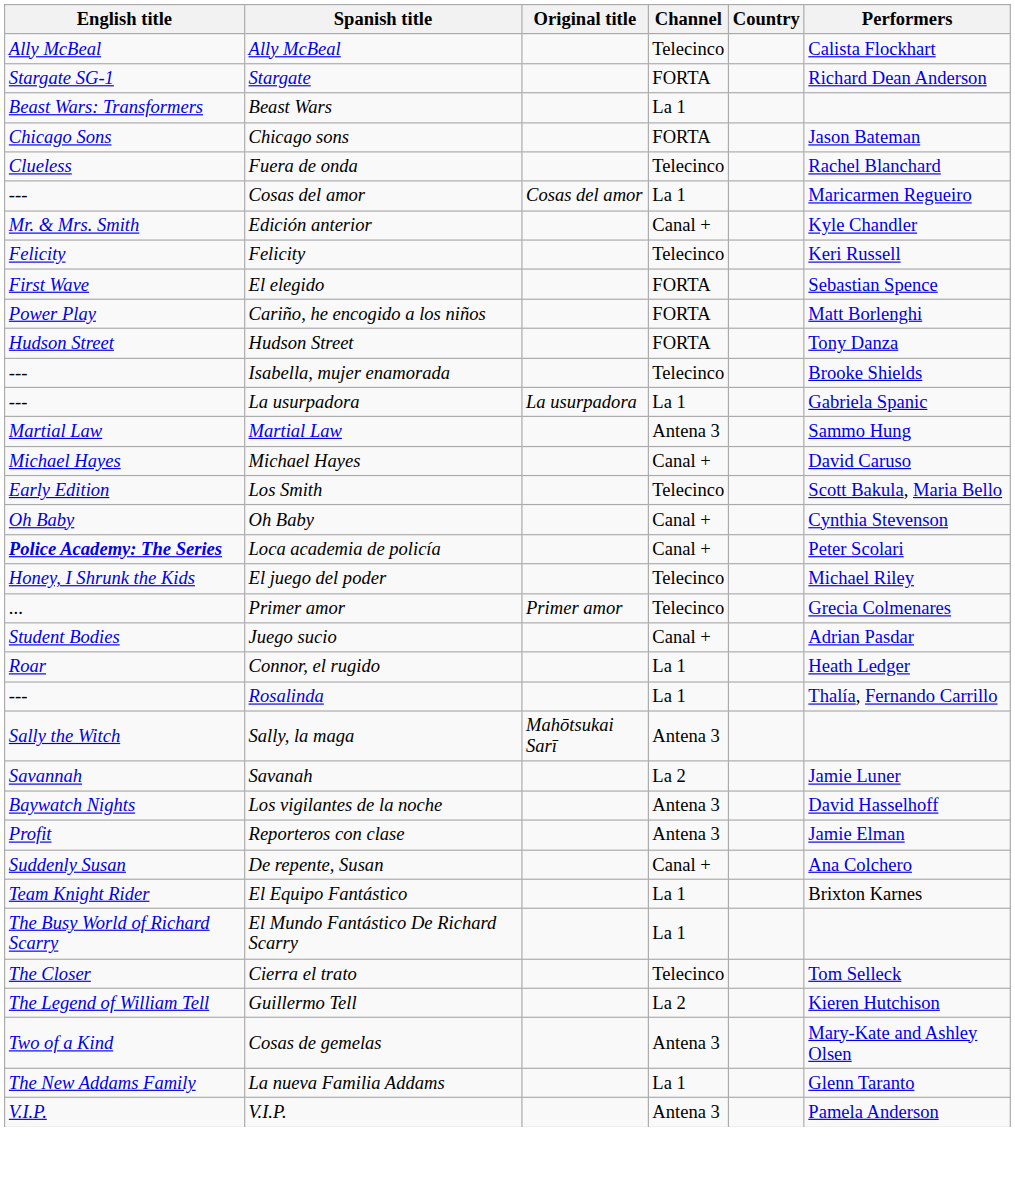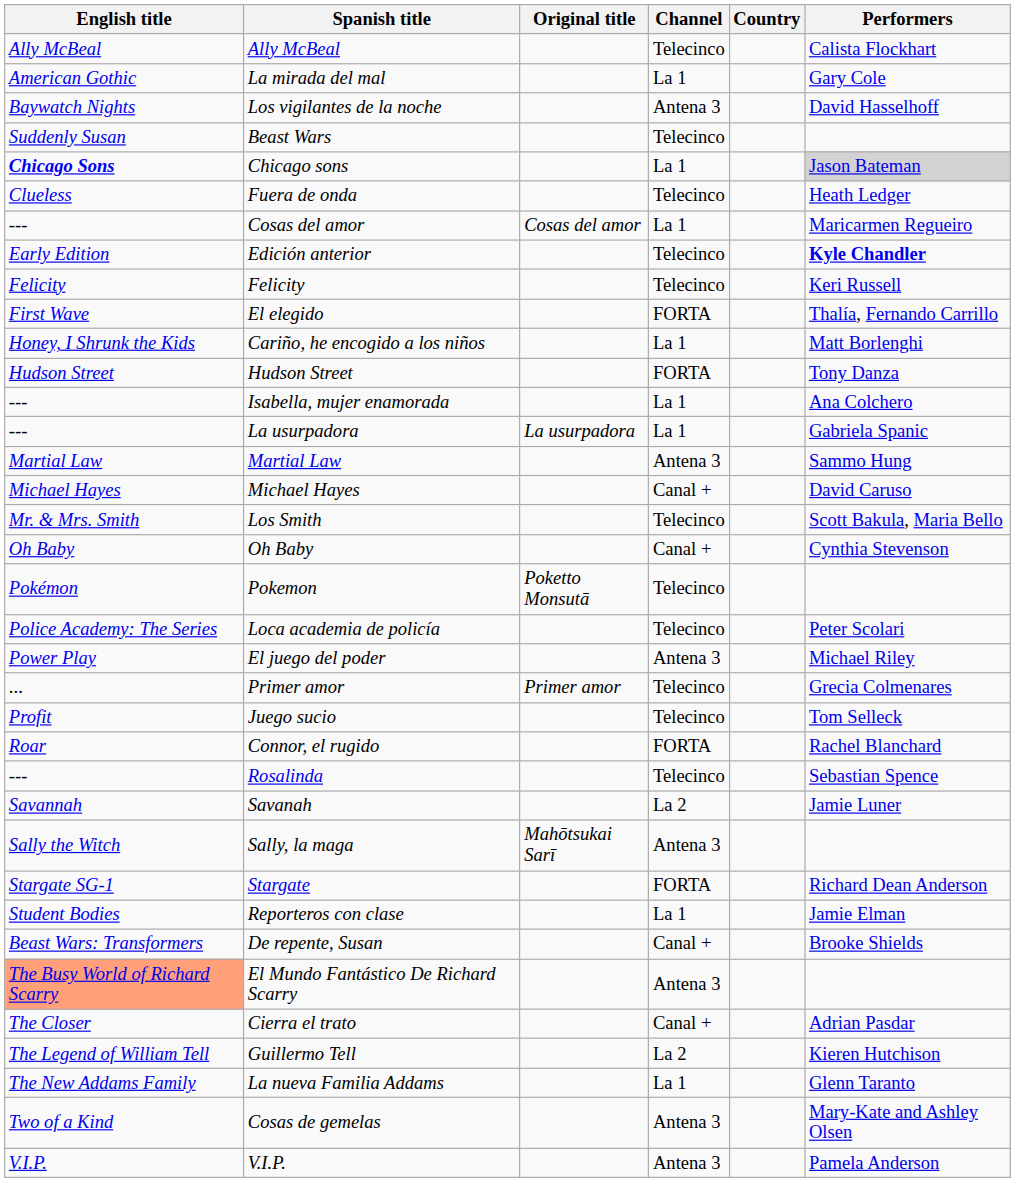+ row: (317, 78)
rows swapped: (345, 805) <-> (280, 78)
(106, 107) Beast Wars: Transformers -> (67, 136) Suddenly Susan
(669, 107) La 1 -> (689, 136) Telecinco
(60, 136) normal -> (62, 166) bold
(681, 136) FORTA -> (670, 166) La 1
(864, 136) no background -> (865, 166) lightgrey background
(875, 166) Rachel Blanchard -> (860, 195) Heath Ledger
(74, 225) Mr. & Mrs. Smith -> (59, 254) Early Edition
(682, 225) Canal + -> (689, 254) Telecinco
(863, 225) normal -> (867, 254) bold
(873, 284) Sebastian Spence -> (904, 313) Thalía, Fernando Carrillo
(52, 313) Power Play -> (102, 343) Honey, I Shrunk the Kids
(681, 313) FORTA -> (670, 343) La 1
(688, 372) Telecinco -> (670, 401) La 1
(865, 372) Brooke Shields -> (861, 401) Ana Colchero
(59, 490) Early Edition -> (74, 519) Mr. & Mrs. Smith
+ row: (282, 588)
(115, 549) bold -> (113, 628) normal
(682, 549) Canal + -> (689, 628) Telecinco
(102, 578) Honey, I Shrunk the Kids -> (52, 658) Power Play
(688, 578) Telecinco -> (687, 658) Antena 3
(64, 637) Student Bodies -> (30, 717) Profit
(682, 637) Canal + -> (689, 717) Telecinco
(861, 637) Adrian Pasdar -> (855, 717) Tom Selleck
(669, 666) La 1 -> (682, 746) FORTA
(859, 666) Heath Ledger -> (875, 746) Rachel Blanchard
(669, 696) La 1 -> (689, 775) Telecinco
(903, 696) Thalía, Fernando Carrillo -> (874, 775) Sebastian Spence
rows swapped: (301, 736) <-> (281, 775)
(30, 834) Profit -> (64, 914) Student Bodies
(686, 834) Antena 3 -> (670, 914) La 1
(67, 864) Suddenly Susan -> (106, 944) Beast Wars: Transformers
(860, 864) Ana Colchero -> (866, 944) Brooke Shields
- row: (328, 893)
(109, 933) no background -> (109, 983) lightsalmon background
(669, 933) La 1 -> (687, 983) Antena 3
(688, 973) Telecinco -> (682, 1023) Canal +
(855, 973) Tom Selleck -> (862, 1023) Adrian Pasdar
rows swapped: (347, 1082) <-> (315, 1042)
